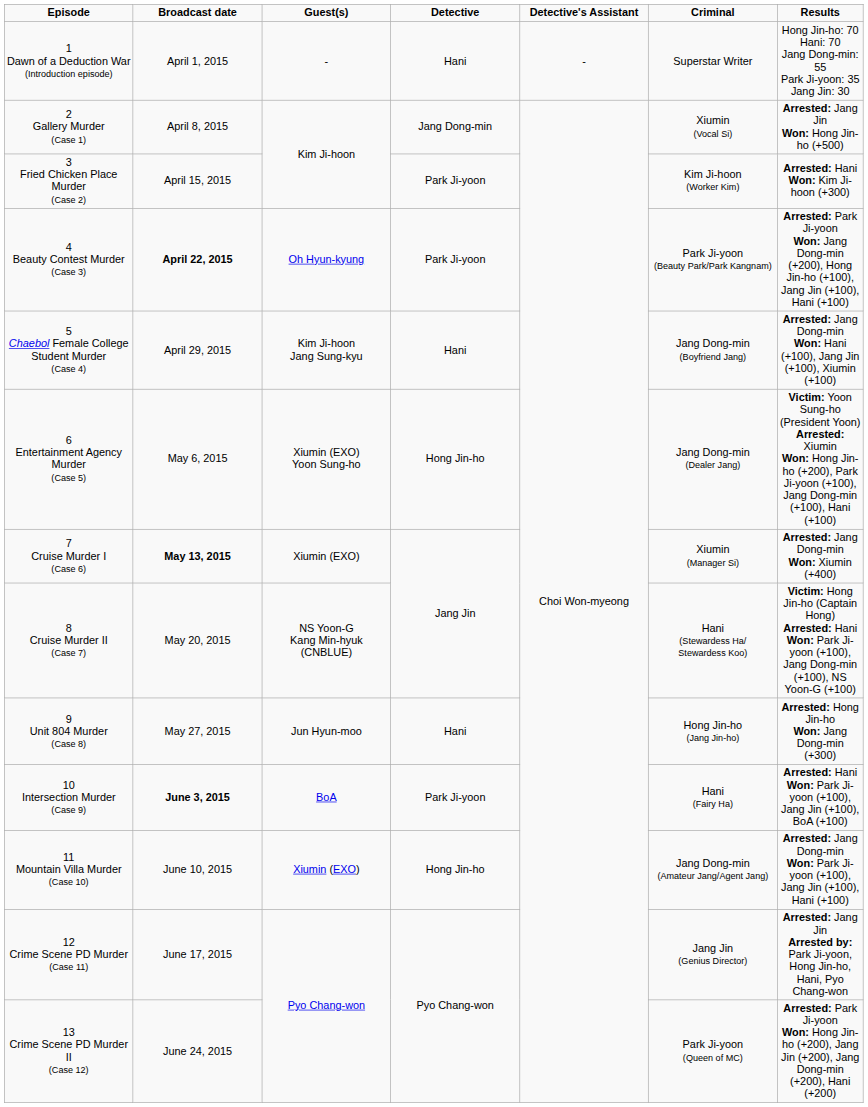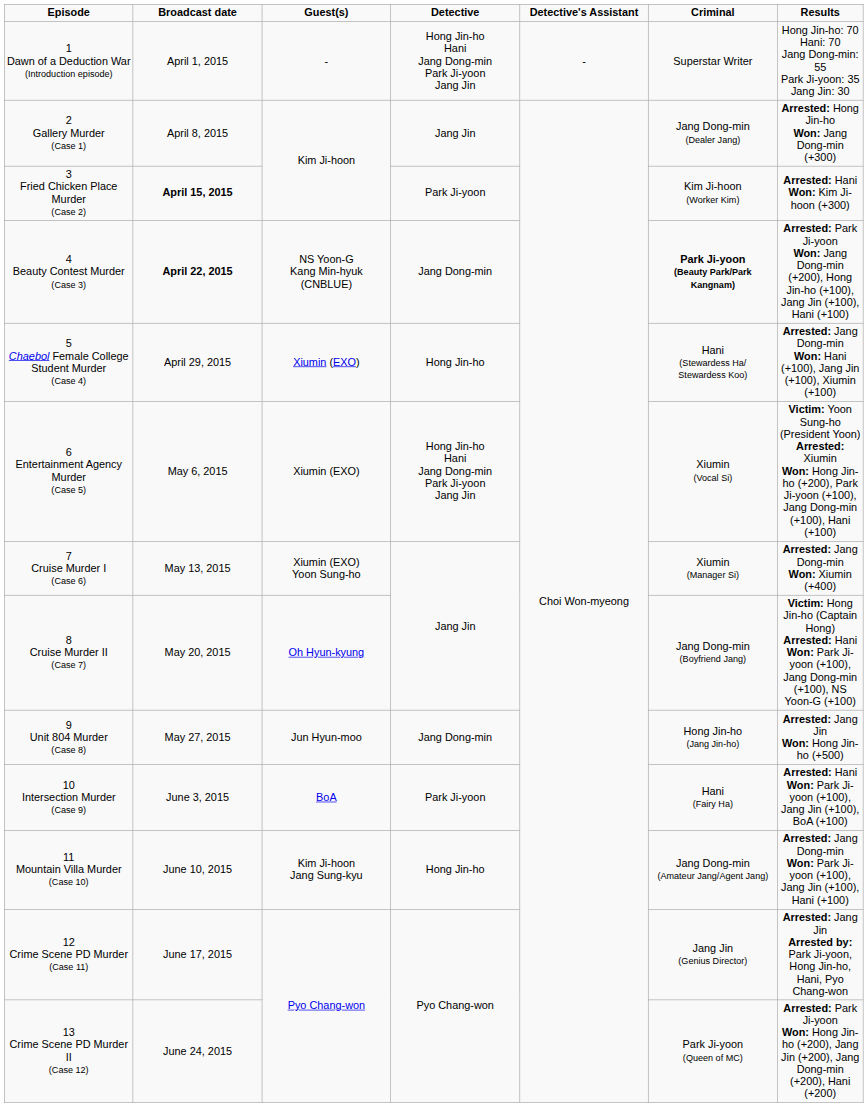(455, 60) Hani -> (455, 60) Hong Jin-ho Hani Jang Dong-min Park Ji-yoon Jang Jin
(455, 127) Jang Dong-min -> (455, 133) Jang Jin
(713, 127) Xiumin (Vocal Si) -> (713, 133) Jang Dong-min (Dealer Jang)
(820, 127) Arrested: Jang Jin Won: Hong Jin-ho (+500) -> (820, 133) Arrested: Hong Jin-ho Won: Jang Dong-min (+300)
(198, 181) normal -> (198, 193) bold
(326, 259) Oh Hyun-kyung -> (326, 271) NS Yoon-G Kang Min-hyuk (CNBLUE)
(455, 259) Park Ji-yoon -> (455, 271) Jang Dong-min
(713, 259) normal -> (713, 271) bold
(326, 350) Kim Ji-hoon Jang Sung-kyu -> (326, 362) Xiumin (EXO)
(455, 350) Hani -> (455, 362) Hong Jin-ho
(713, 350) Jang Dong-min (Boyfriend Jang) -> (713, 362) Hani (Stewardess Ha/ Stewardess Koo)
(326, 459) Xiumin (EXO) Yoon Sung-ho -> (326, 471) Xiumin (EXO)
(455, 459) Hong Jin-ho -> (455, 471) Hong Jin-ho Hani Jang Dong-min Park Ji-yoon Jang Jin
(713, 459) Jang Dong-min (Dealer Jang) -> (713, 471) Xiumin (Vocal Si)
(198, 556) bold -> (198, 568) normal
(326, 556) Xiumin (EXO) -> (326, 568) Xiumin (EXO) Yoon Sung-ho
(326, 640) NS Yoon-G Kang Min-hyuk (CNBLUE) -> (326, 653) Oh Hyun-kyung
(713, 640) Hani (Stewardess Ha/ Stewardess Koo) -> (713, 653) Jang Dong-min (Boyfriend Jang)
(455, 731) Hani -> (455, 737) Jang Dong-min
(820, 731) Arrested: Hong Jin-ho Won: Jang Dong-min (+300) -> (820, 737) Arrested: Jang Jin Won: Hong Jin-ho (+500)
(198, 797) bold -> (198, 797) normal
(326, 870) Xiumin (EXO) -> (326, 870) Kim Ji-hoon Jang Sung-kyu
